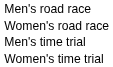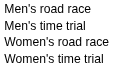rows swapped: (57, 25) <-> (45, 42)
